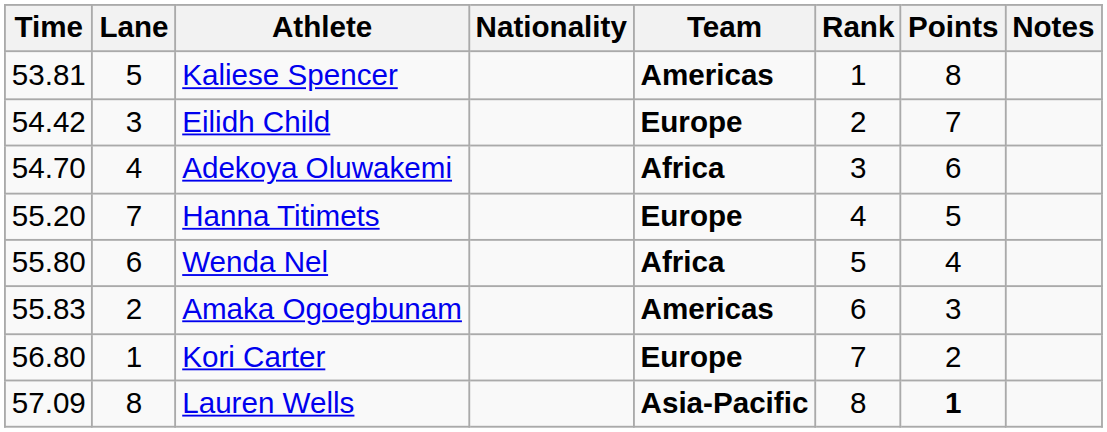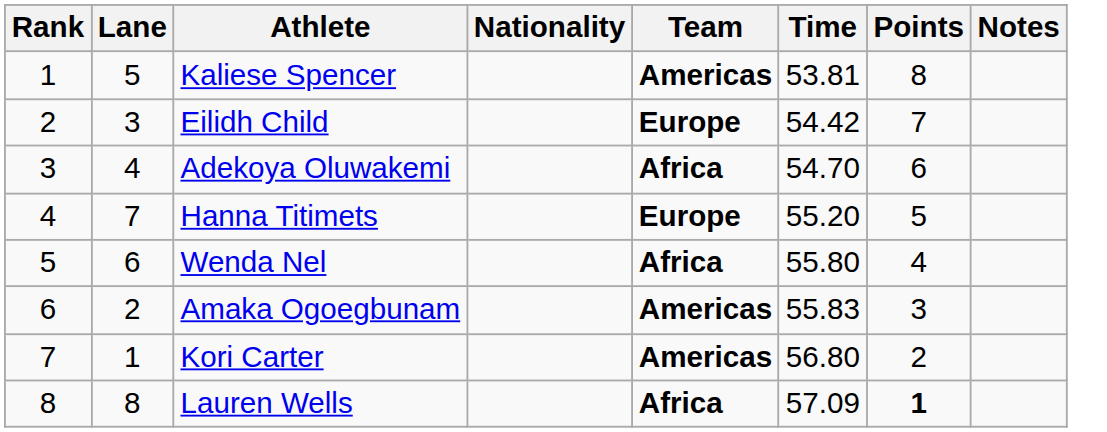columns swapped: (858, 27) <-> (49, 27)
(692, 356) Europe -> (705, 356) Americas
(724, 403) Asia-Pacific -> (681, 403) Africa
